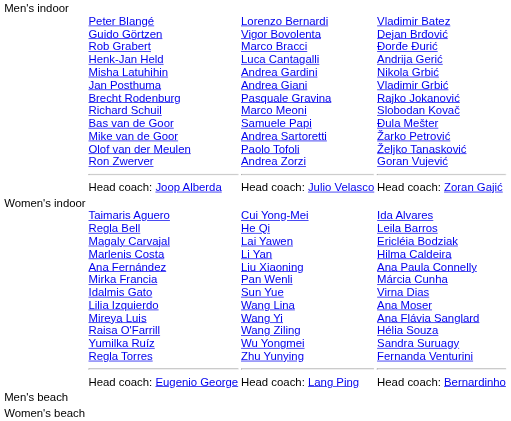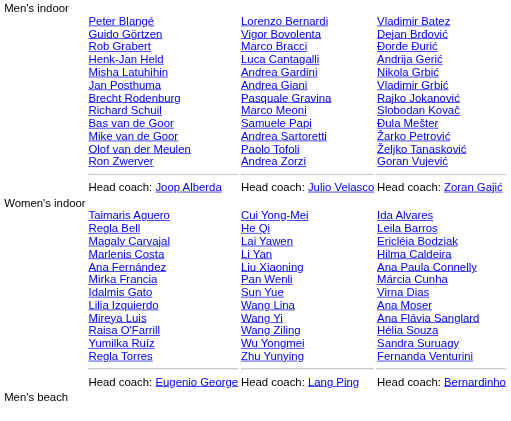- row: (45, 413)
